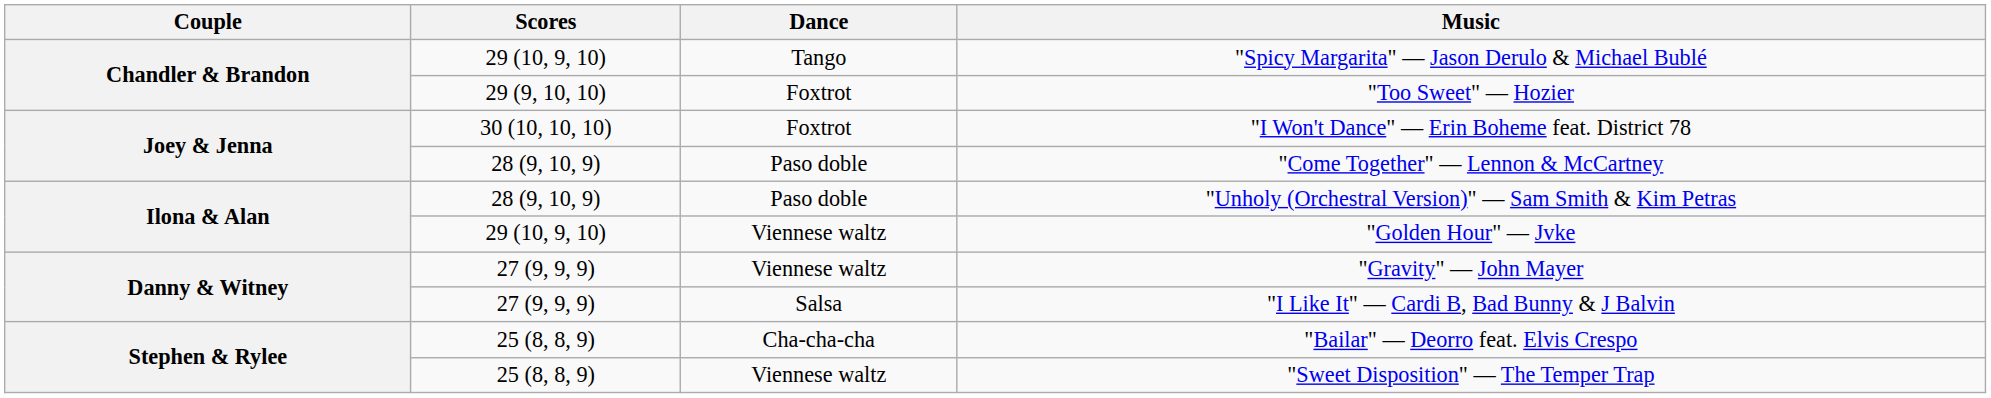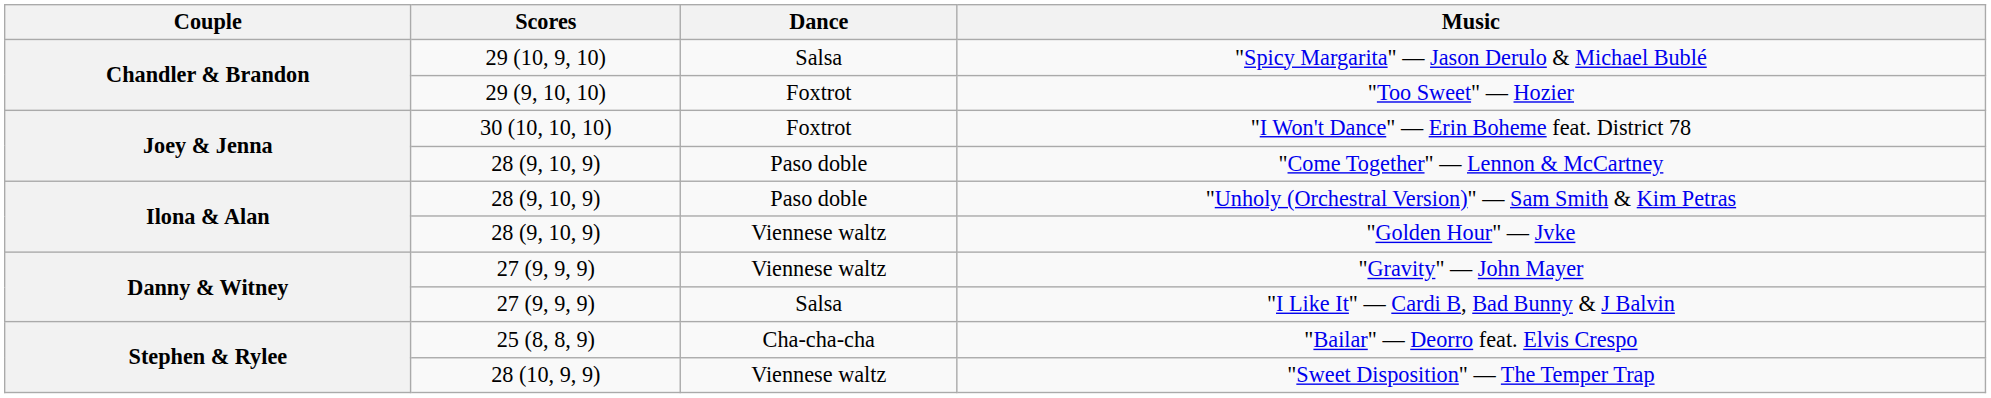(819, 57) Tango -> (819, 57) Salsa
(546, 233) 29 (10, 9, 10) -> (546, 233) 28 (9, 10, 9)
(546, 374) 25 (8, 8, 9) -> (546, 374) 28 (10, 9, 9)
